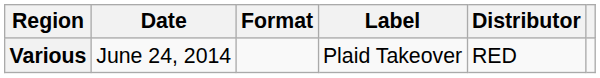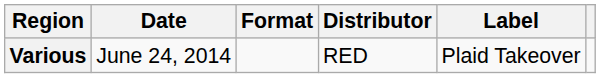columns swapped: (392, 21) <-> (526, 21)
